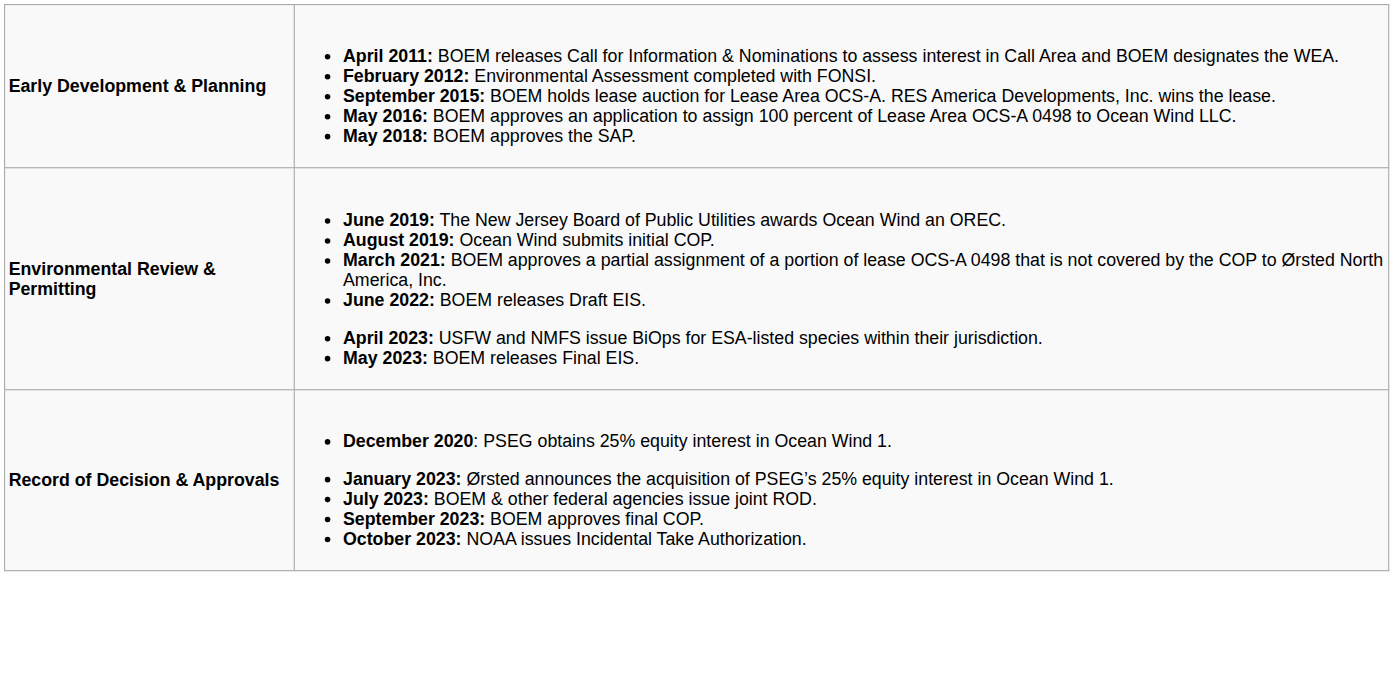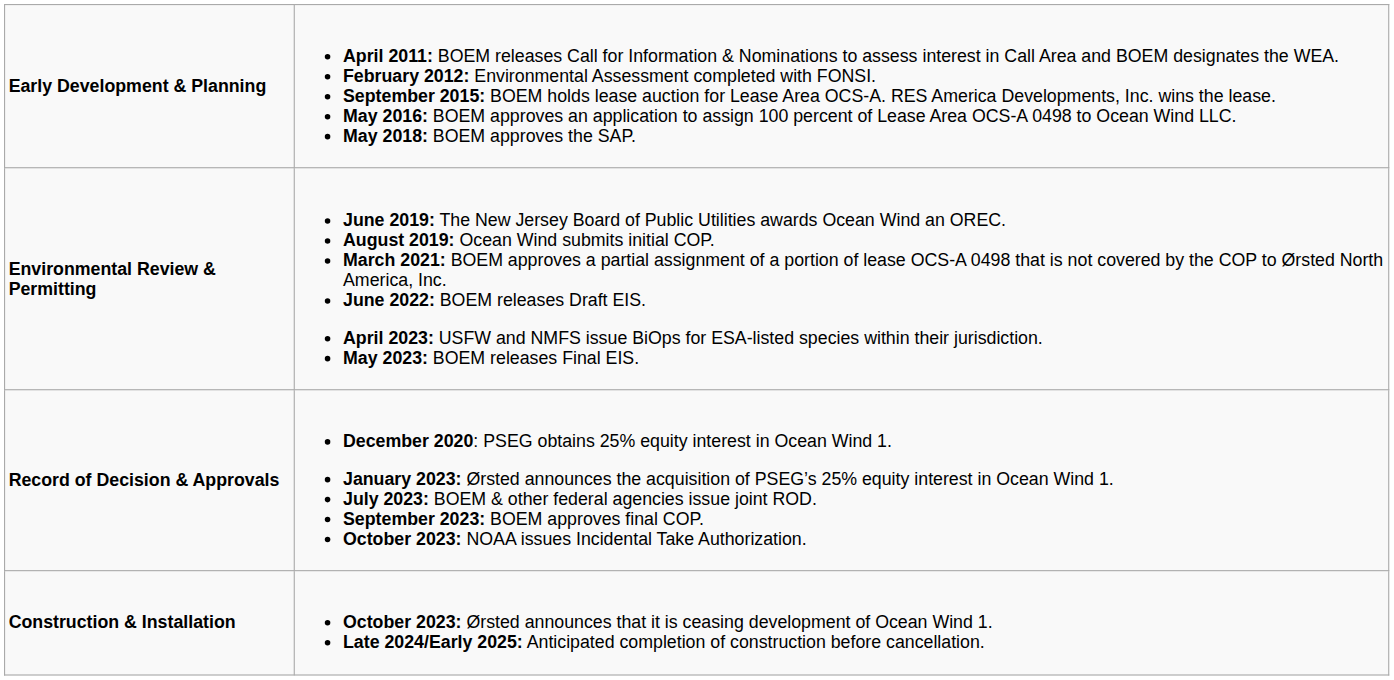+ row: (122, 622)
